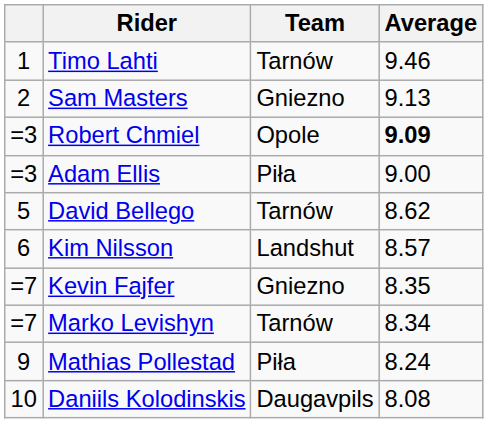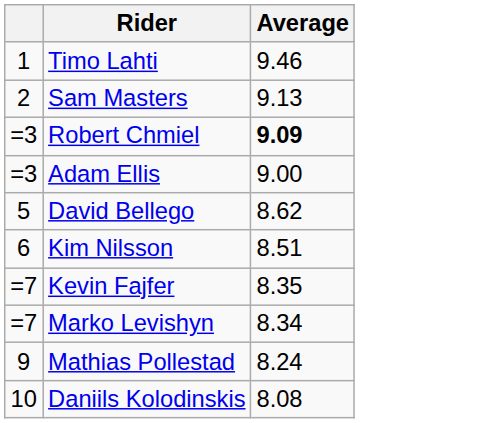- column: (315, 23)
(408, 248) 8.57 -> (279, 248) 8.51
